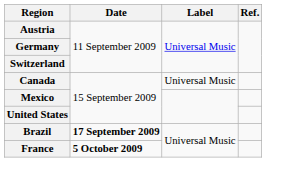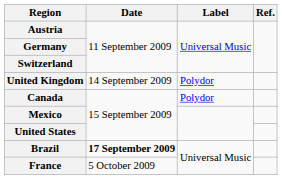+ row: (45, 81)
(200, 81) Universal Music -> (197, 98) Polydor
(108, 149) bold -> (122, 166) normal
